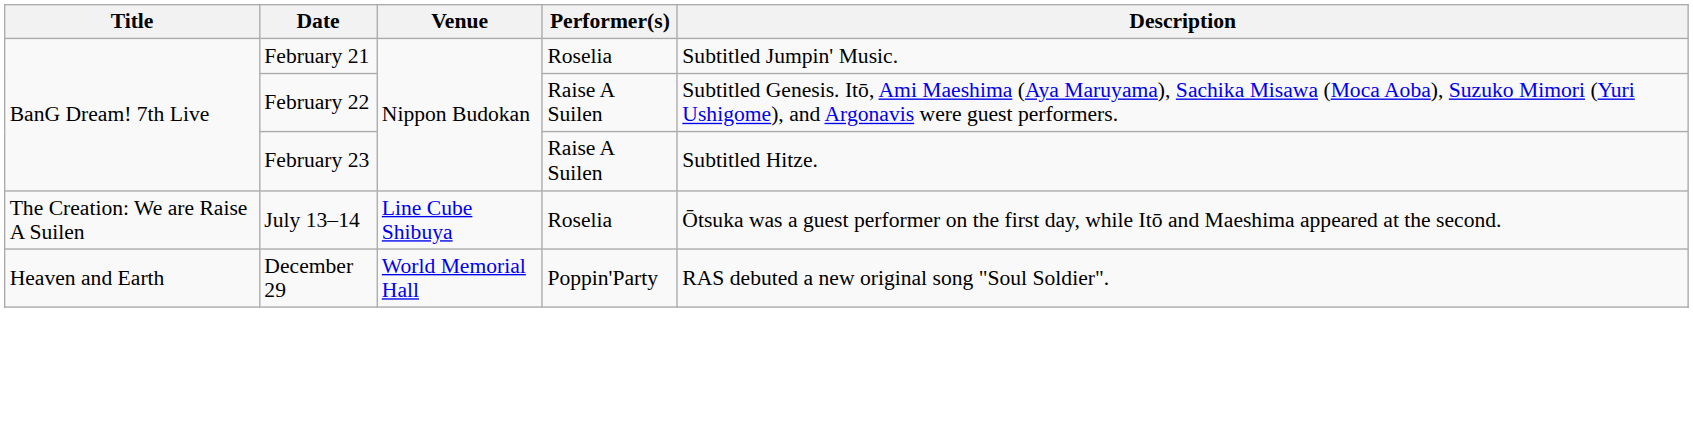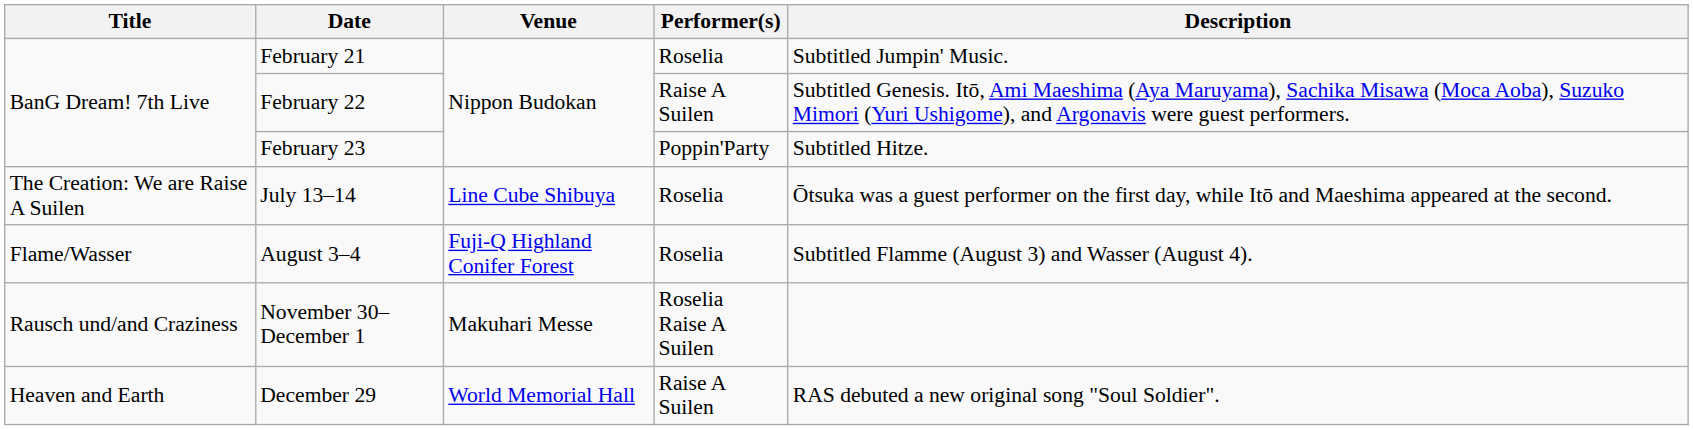(581, 160) Raise A Suilen -> (714, 148) Poppin'Party
+ row: (310, 253)
+ row: (325, 324)
(603, 277) Poppin'Party -> (692, 395) Raise A Suilen
